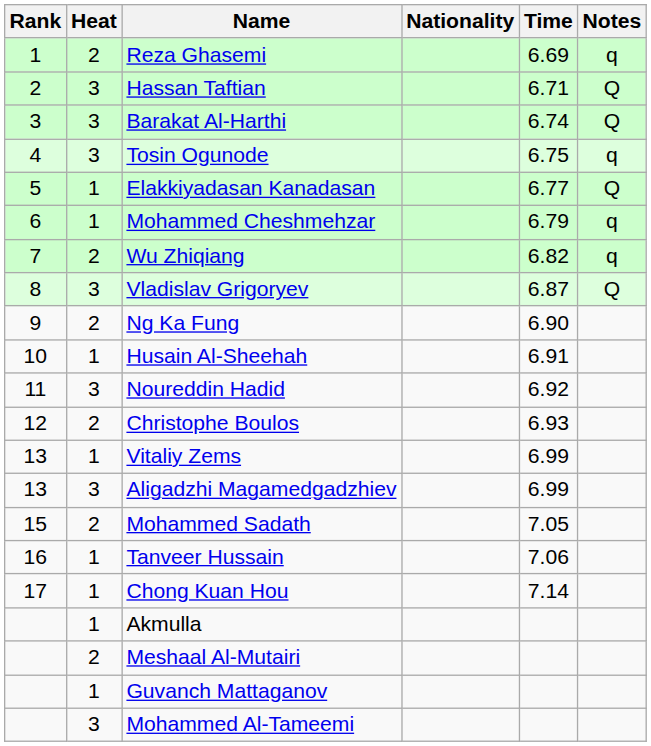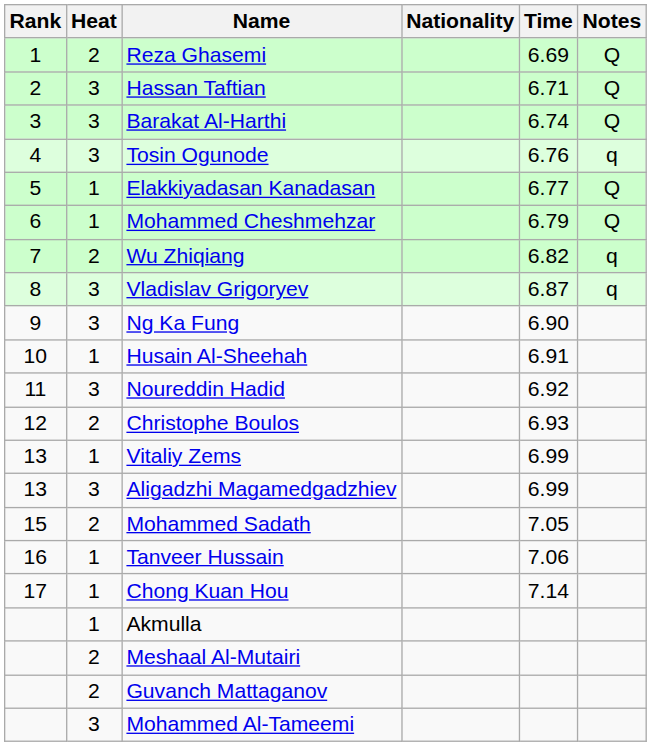(612, 54) q -> (612, 54) Q
(548, 155) 6.75 -> (548, 155) 6.76
(612, 222) q -> (612, 222) Q
(612, 289) Q -> (612, 289) q
(94, 322) 2 -> (94, 322) 3
(94, 691) 1 -> (94, 691) 2
